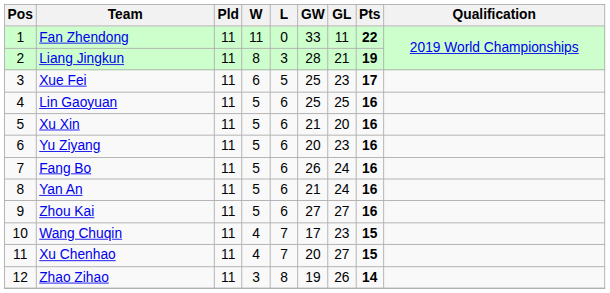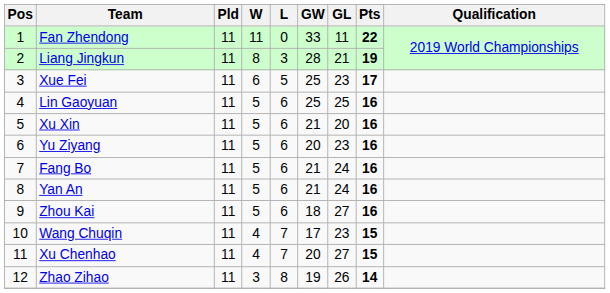(313, 168) 26 -> (313, 168) 21
(313, 211) 27 -> (313, 211) 18
